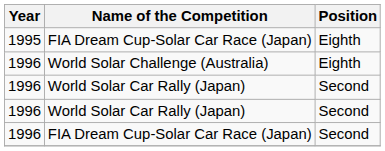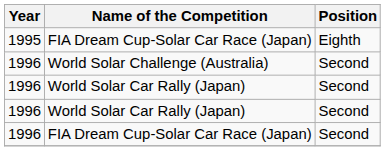(340, 63) Eighth -> (344, 63) Second
